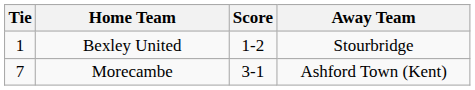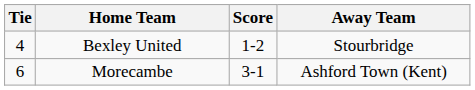(20, 44) 1 -> (20, 44) 4
(20, 71) 7 -> (20, 71) 6
